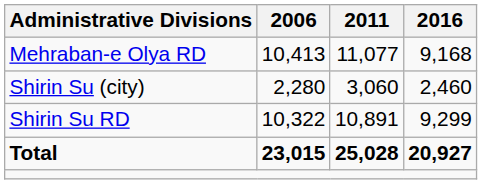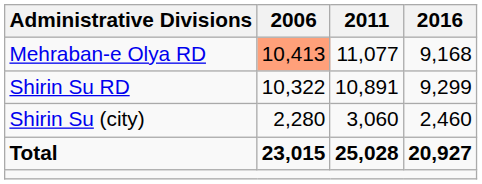(294, 53) no background -> (294, 53) lightsalmon background
rows swapped: (70, 119) <-> (77, 86)
